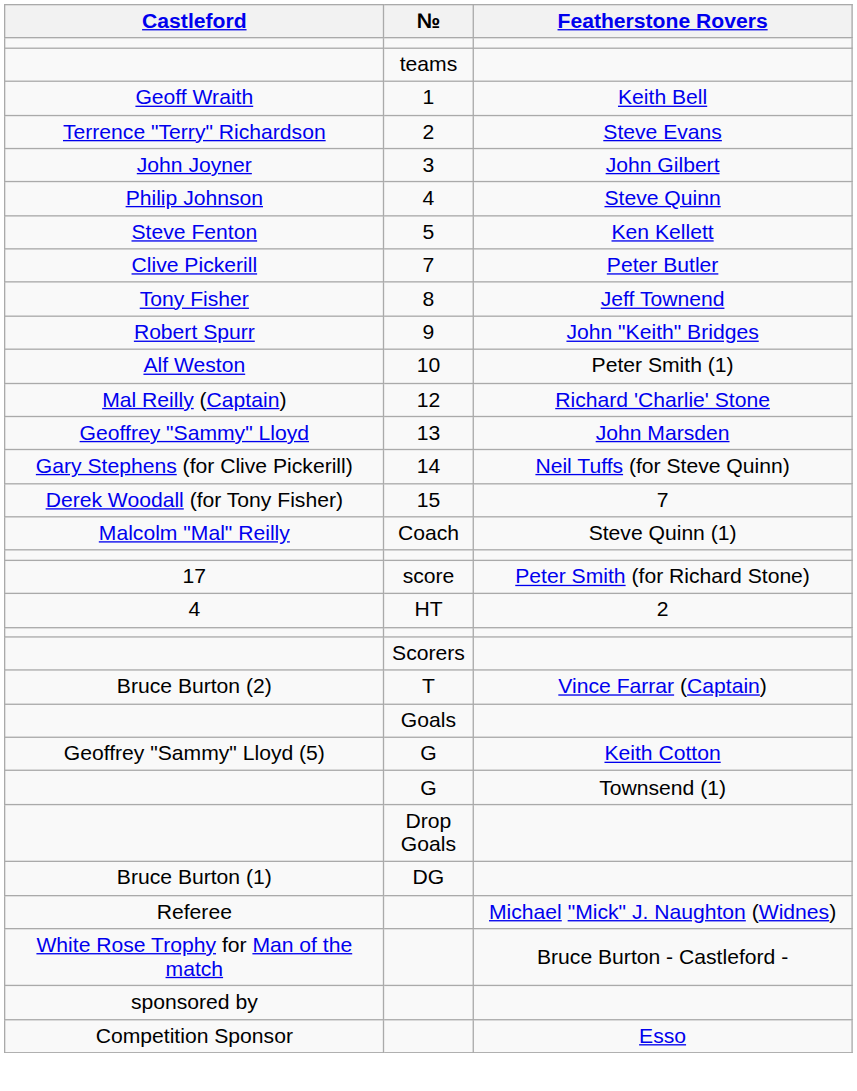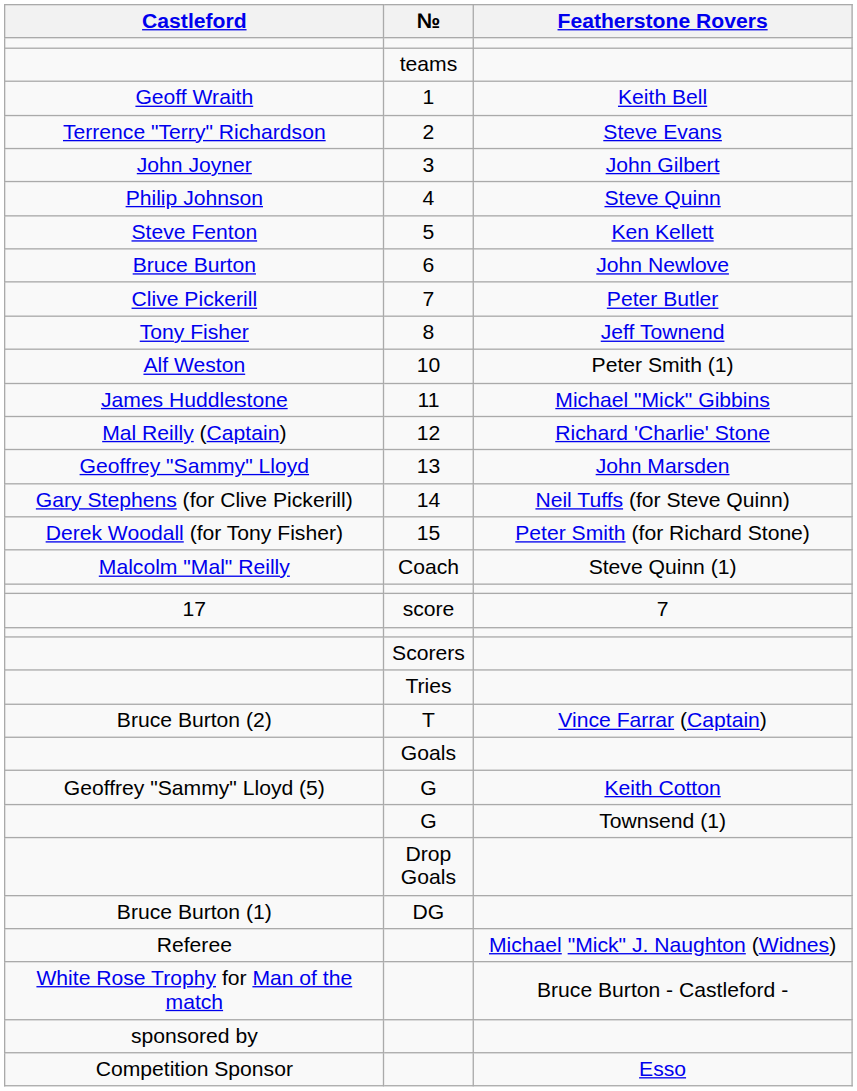+ row: (194, 265)
- row: (194, 332)
+ row: (194, 399)
(663, 499) 7 -> (663, 533) Peter Smith (for Richard Stone)
(663, 576) Peter Smith (for Richard Stone) -> (663, 610) 7
- row: (194, 610)
+ row: (194, 687)
